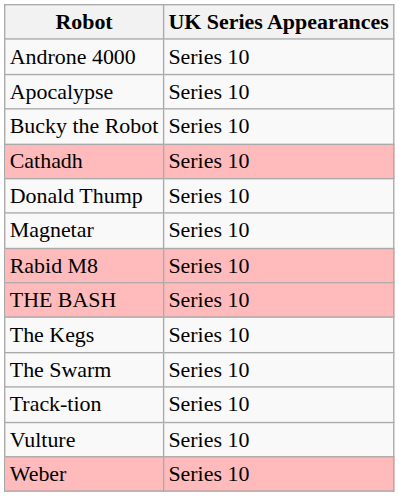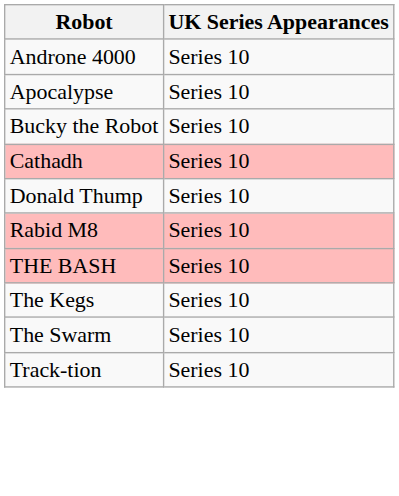- row: (52, 230)
- row: (43, 439)
- row: (38, 473)
